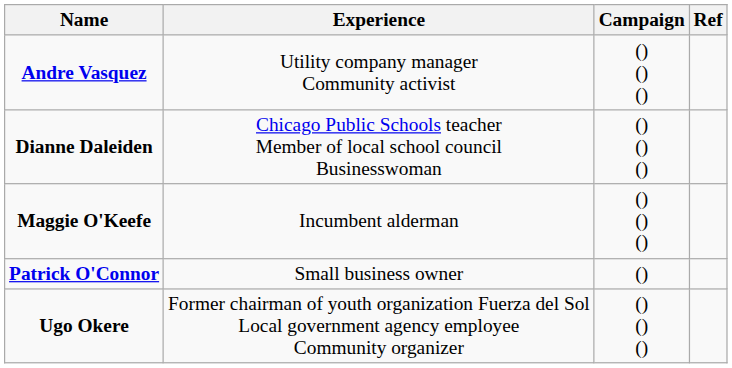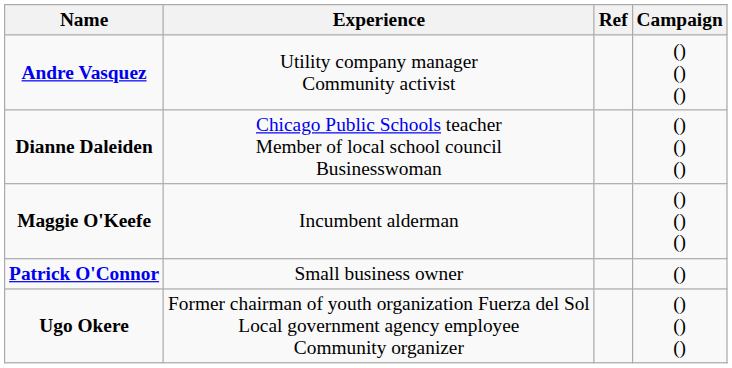columns swapped: (642, 19) <-> (708, 19)
